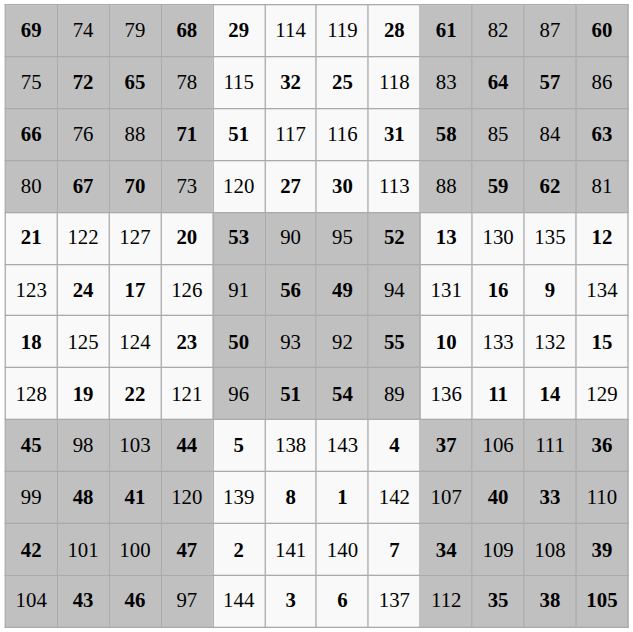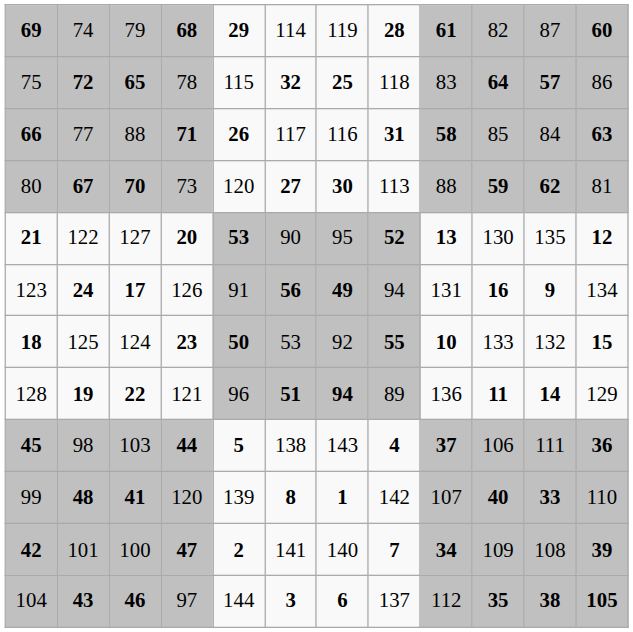(83, 134) 76 -> (83, 134) 77
(239, 134) 51 -> (239, 134) 26
(291, 341) 93 -> (291, 341) 53
(342, 393) 54 -> (342, 393) 94
